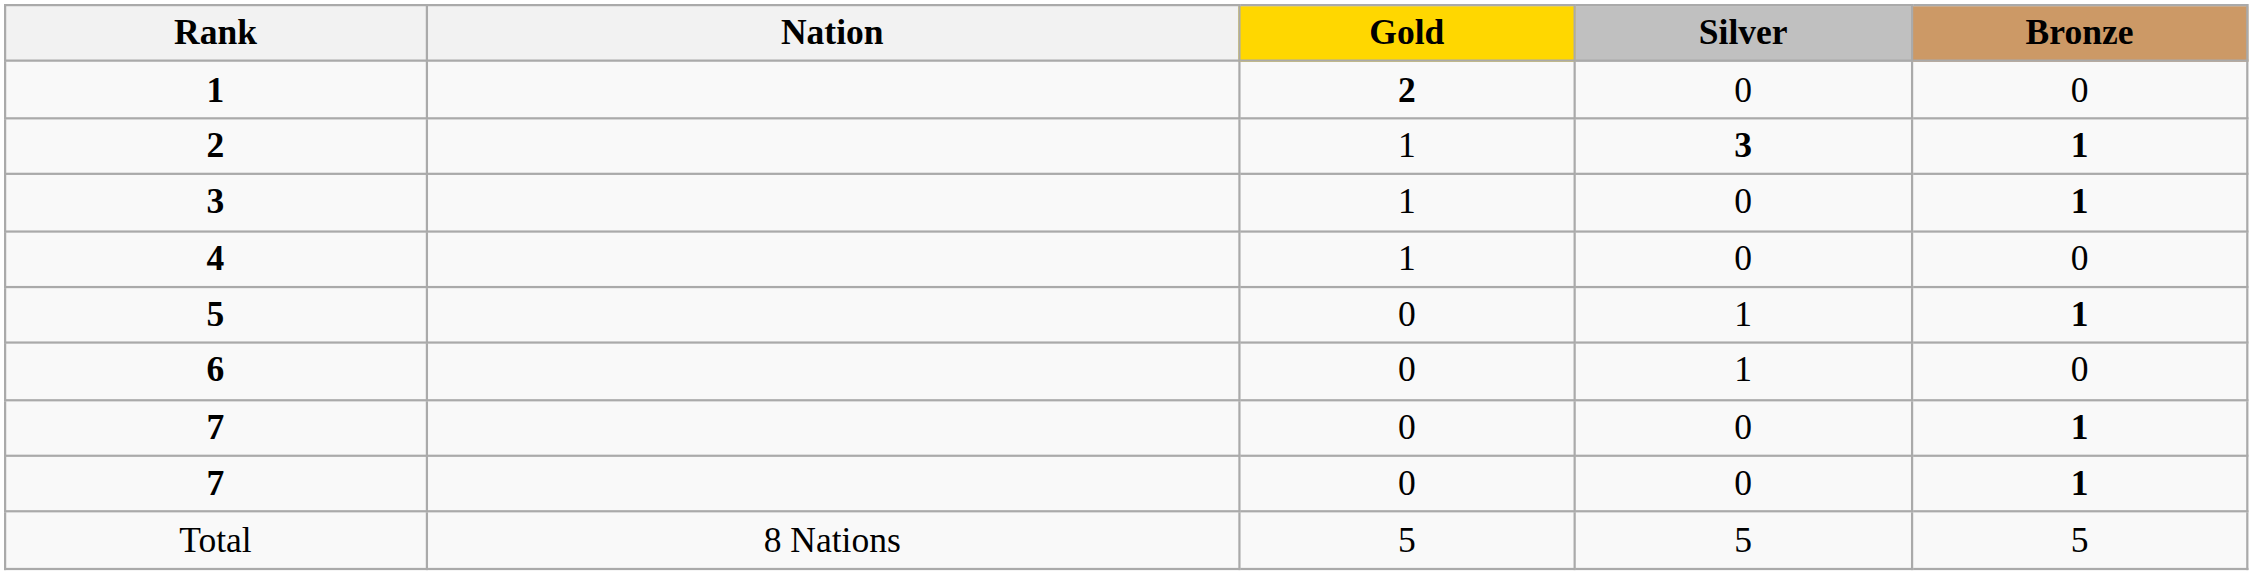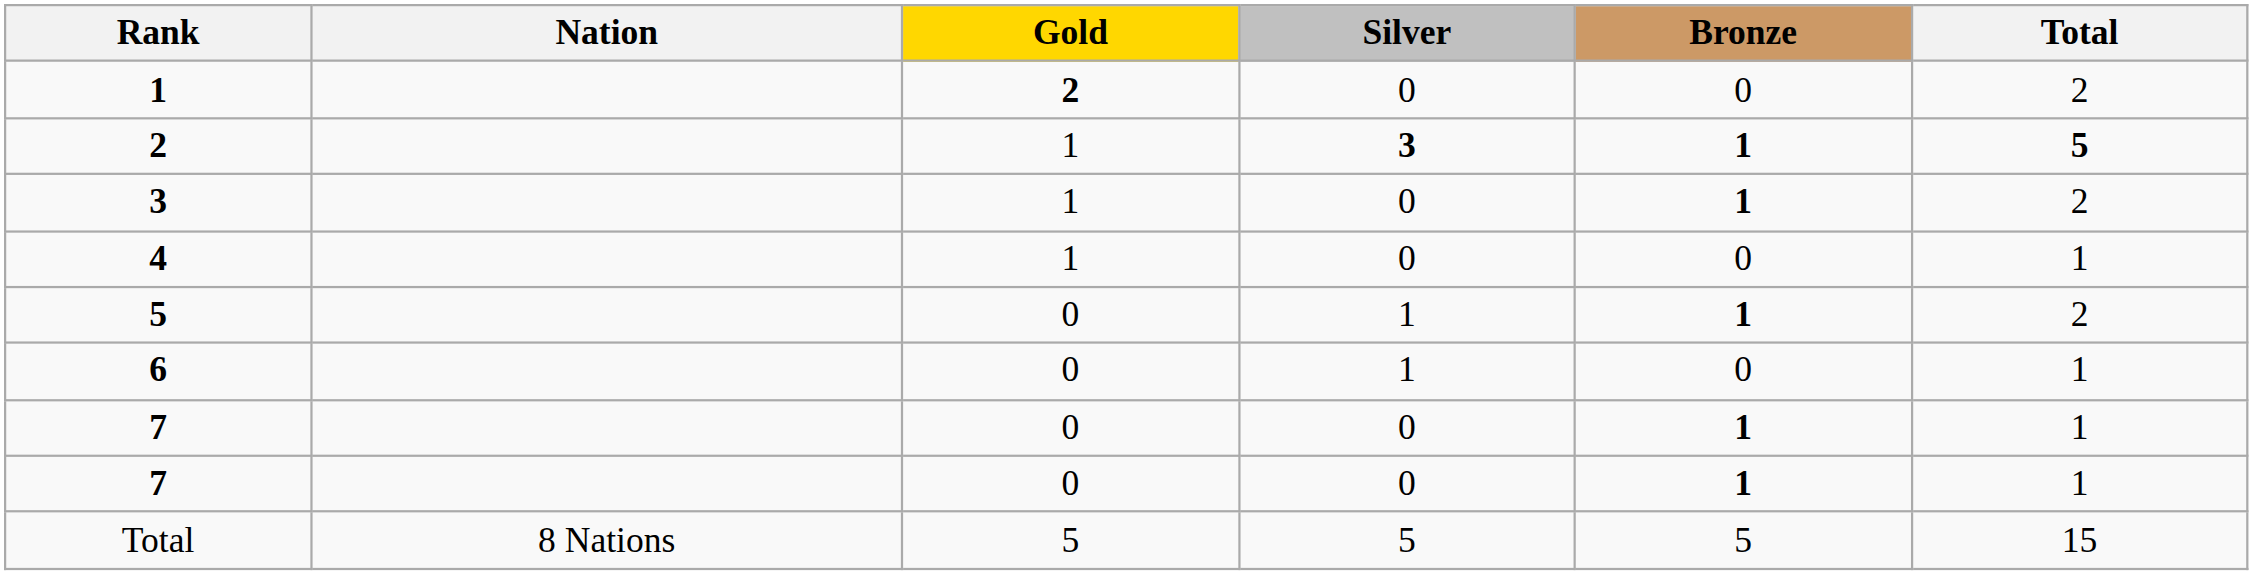+ column: (2080, 32)
